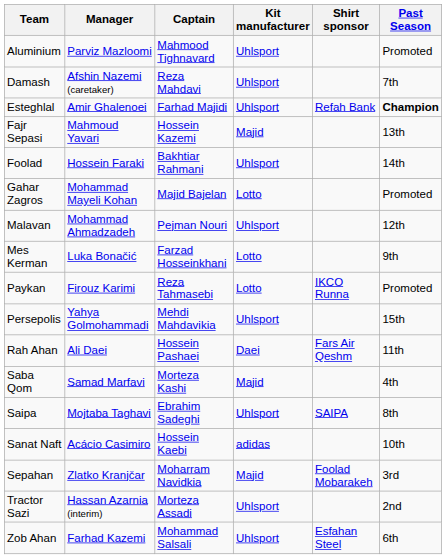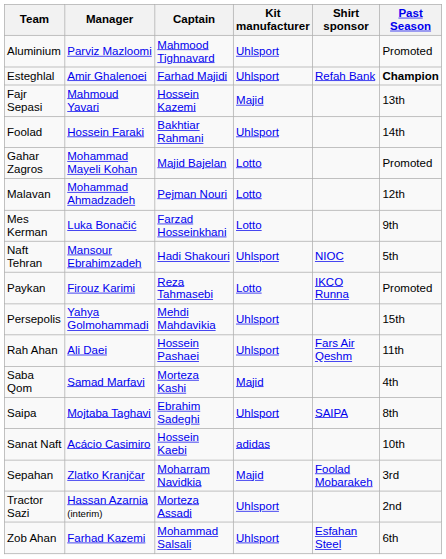- row: (28, 82)
(257, 225) Uhlsport -> (249, 194) Lotto
+ row: (25, 256)
(248, 350) Daei -> (257, 350) Uhlsport
